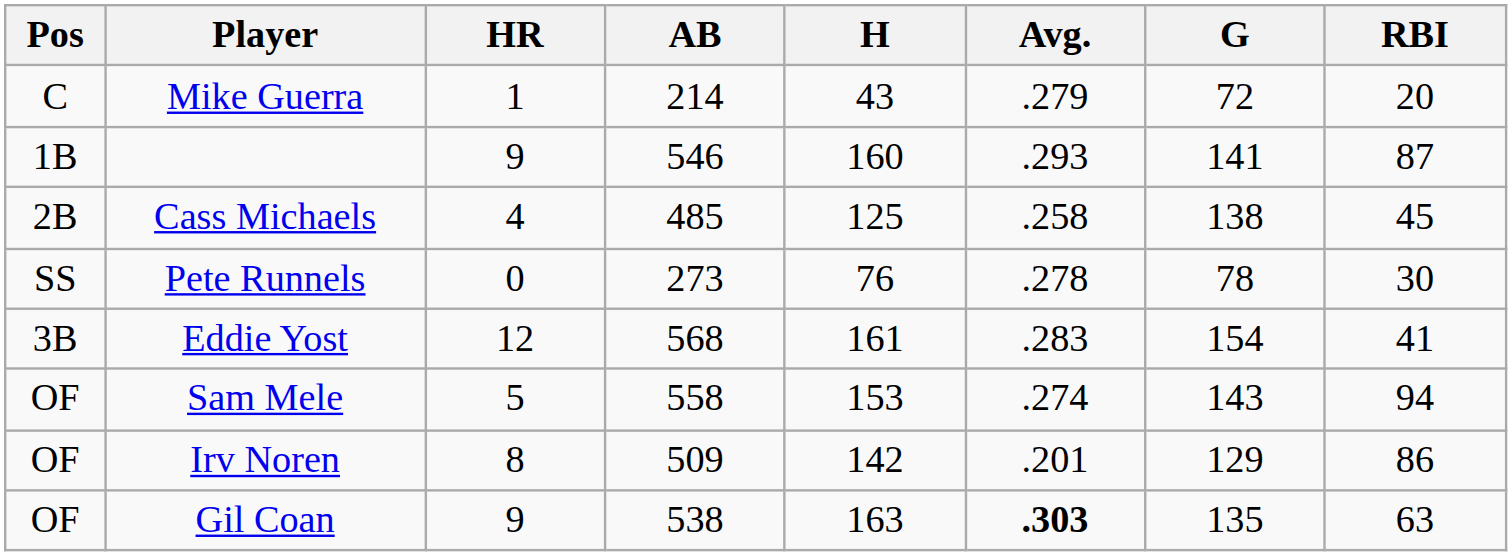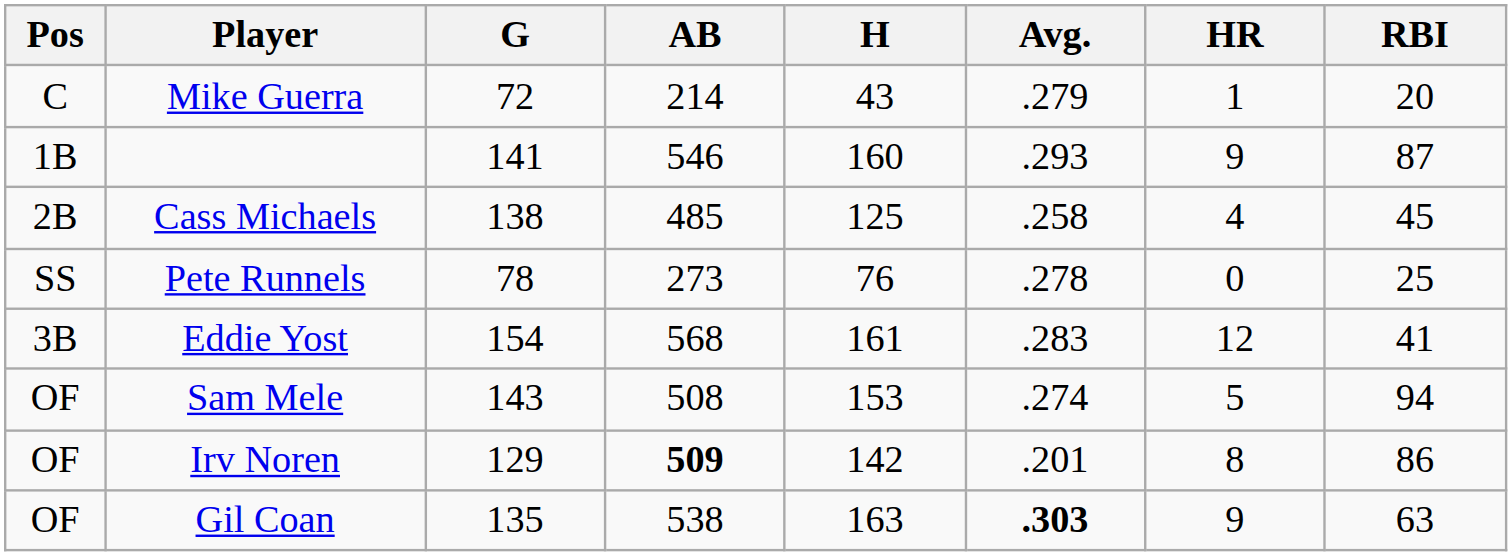columns swapped: (1235, 34) <-> (515, 34)
(1415, 277) 30 -> (1415, 277) 25
(695, 398) 558 -> (695, 398) 508
(695, 459) normal -> (695, 459) bold
